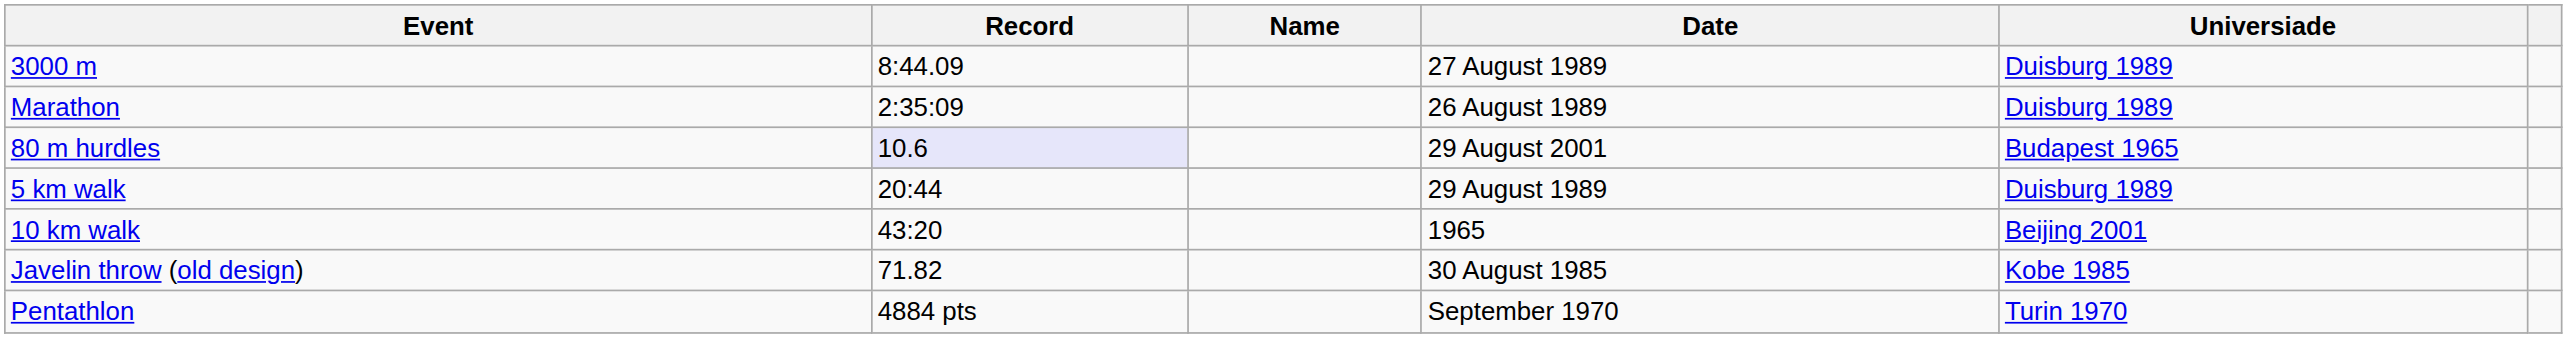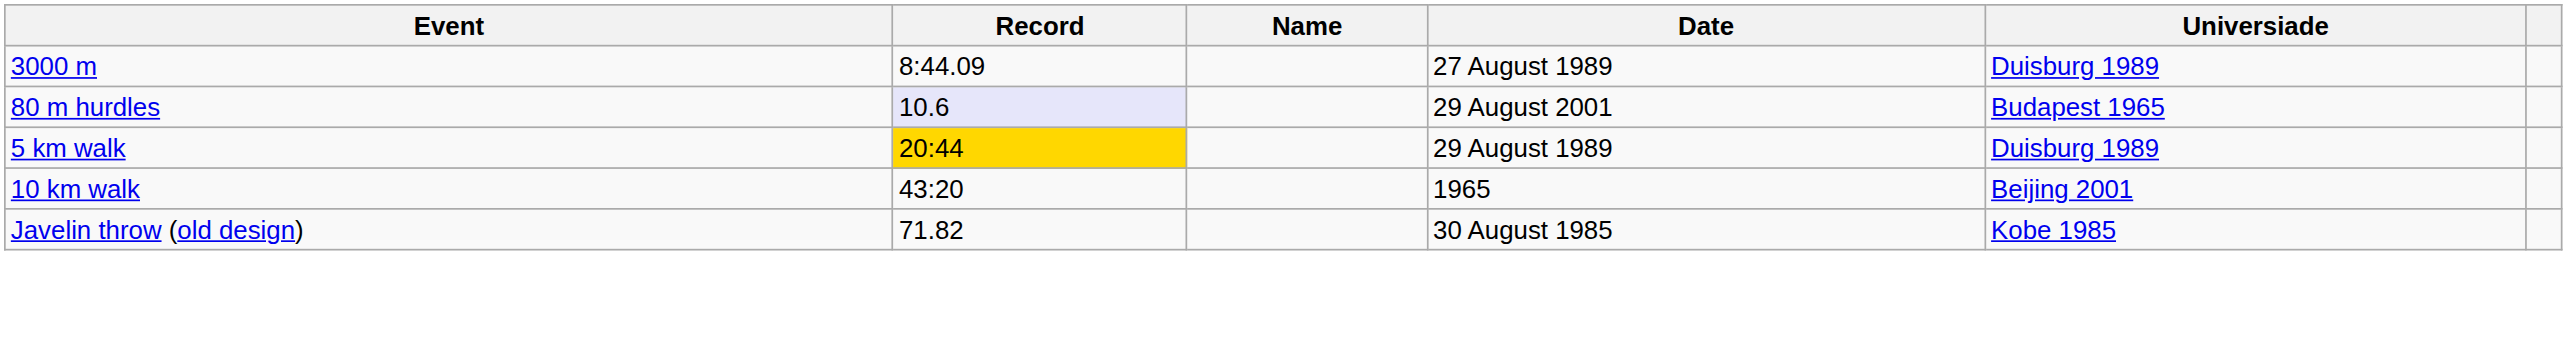- row: (65, 107)
(910, 189) no background -> (931, 148) gold background
- row: (73, 312)
